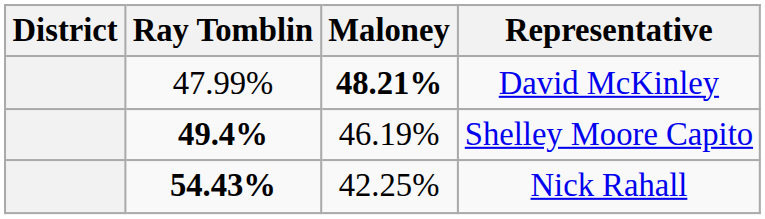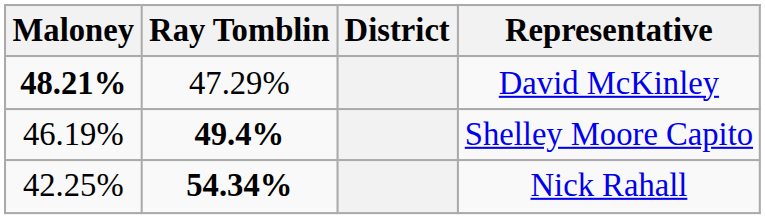columns swapped: (65, 30) <-> (389, 30)
(223, 82) 47.99% -> (239, 82) 47.29%
(223, 185) 54.43% -> (239, 185) 54.34%
